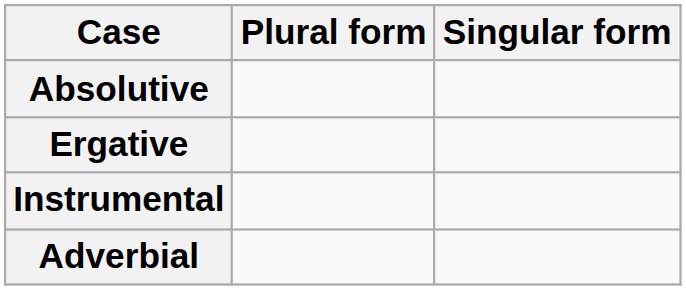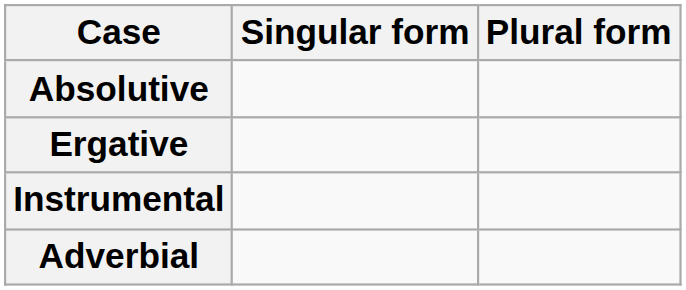columns swapped: (557, 32) <-> (334, 32)
